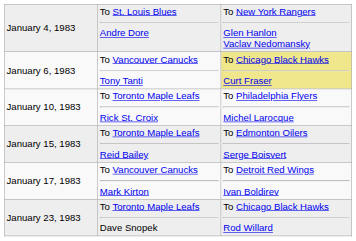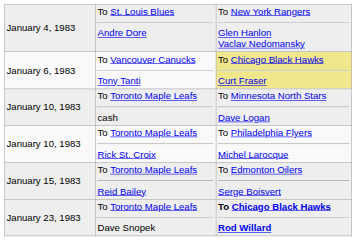+ row: (156, 107)
- row: (159, 181)
(286, 217) normal -> (284, 217) bold
